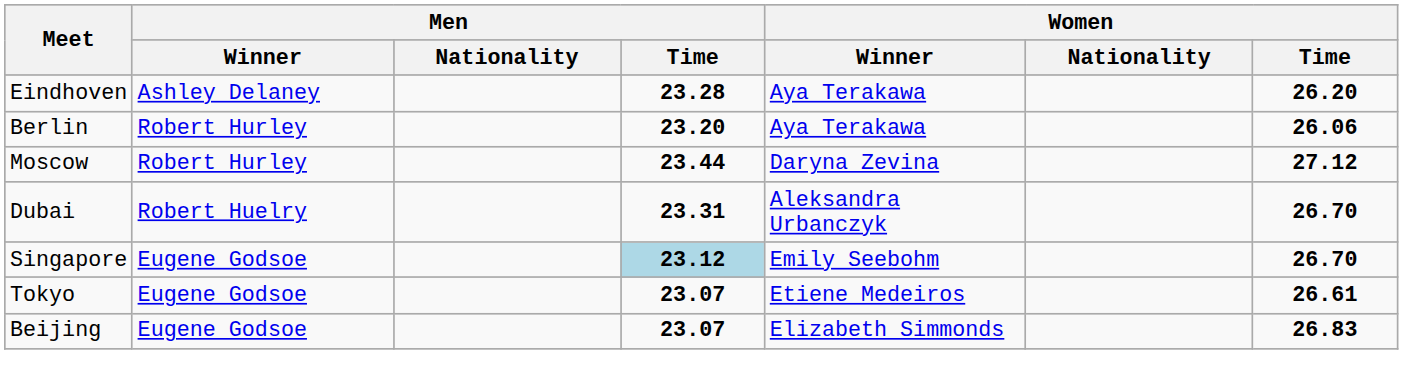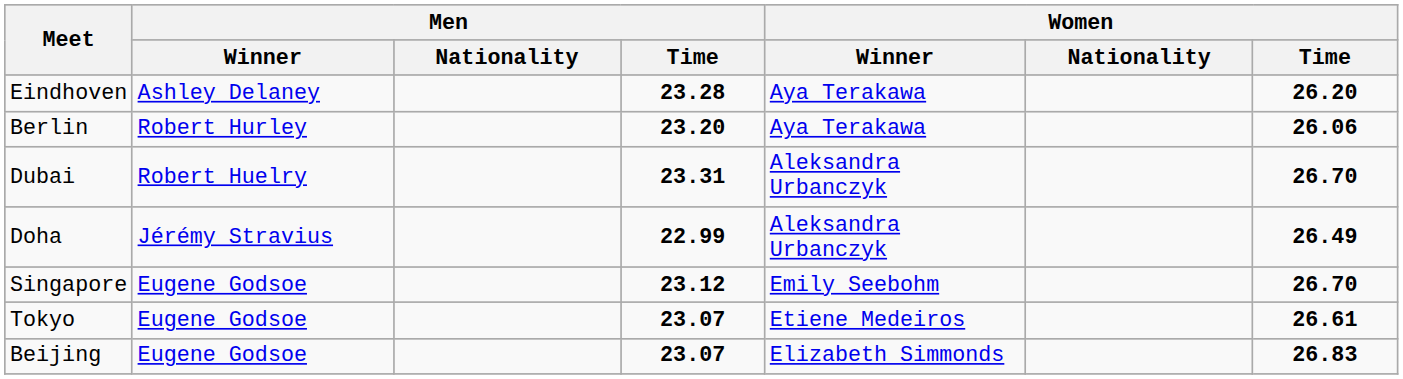- row: (49, 164)
+ row: (36, 237)
(693, 260) lightblue background -> (693, 285) no background
